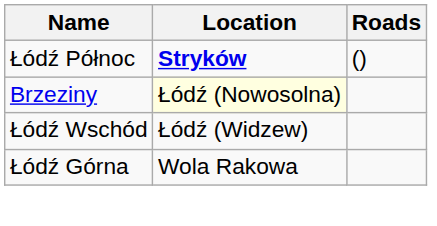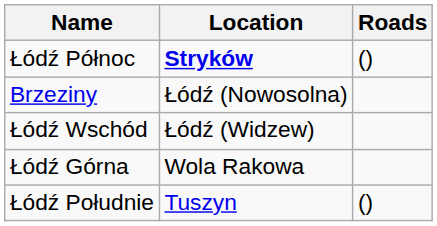(250, 94) lightyellow background -> (256, 94) no background
+ row: (82, 202)
